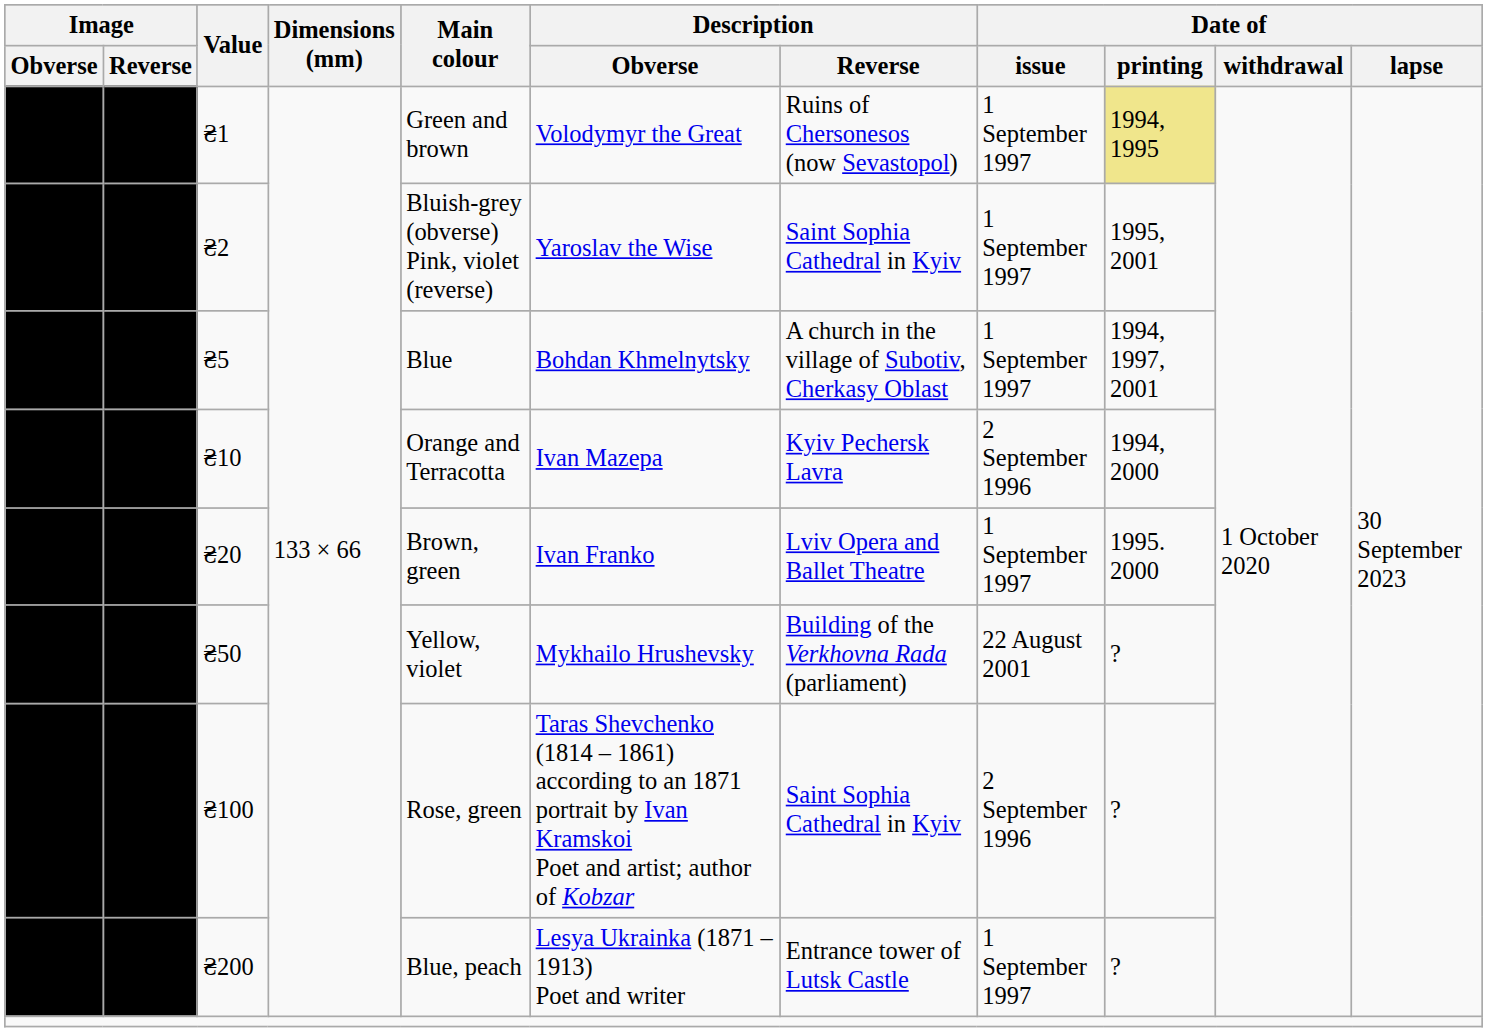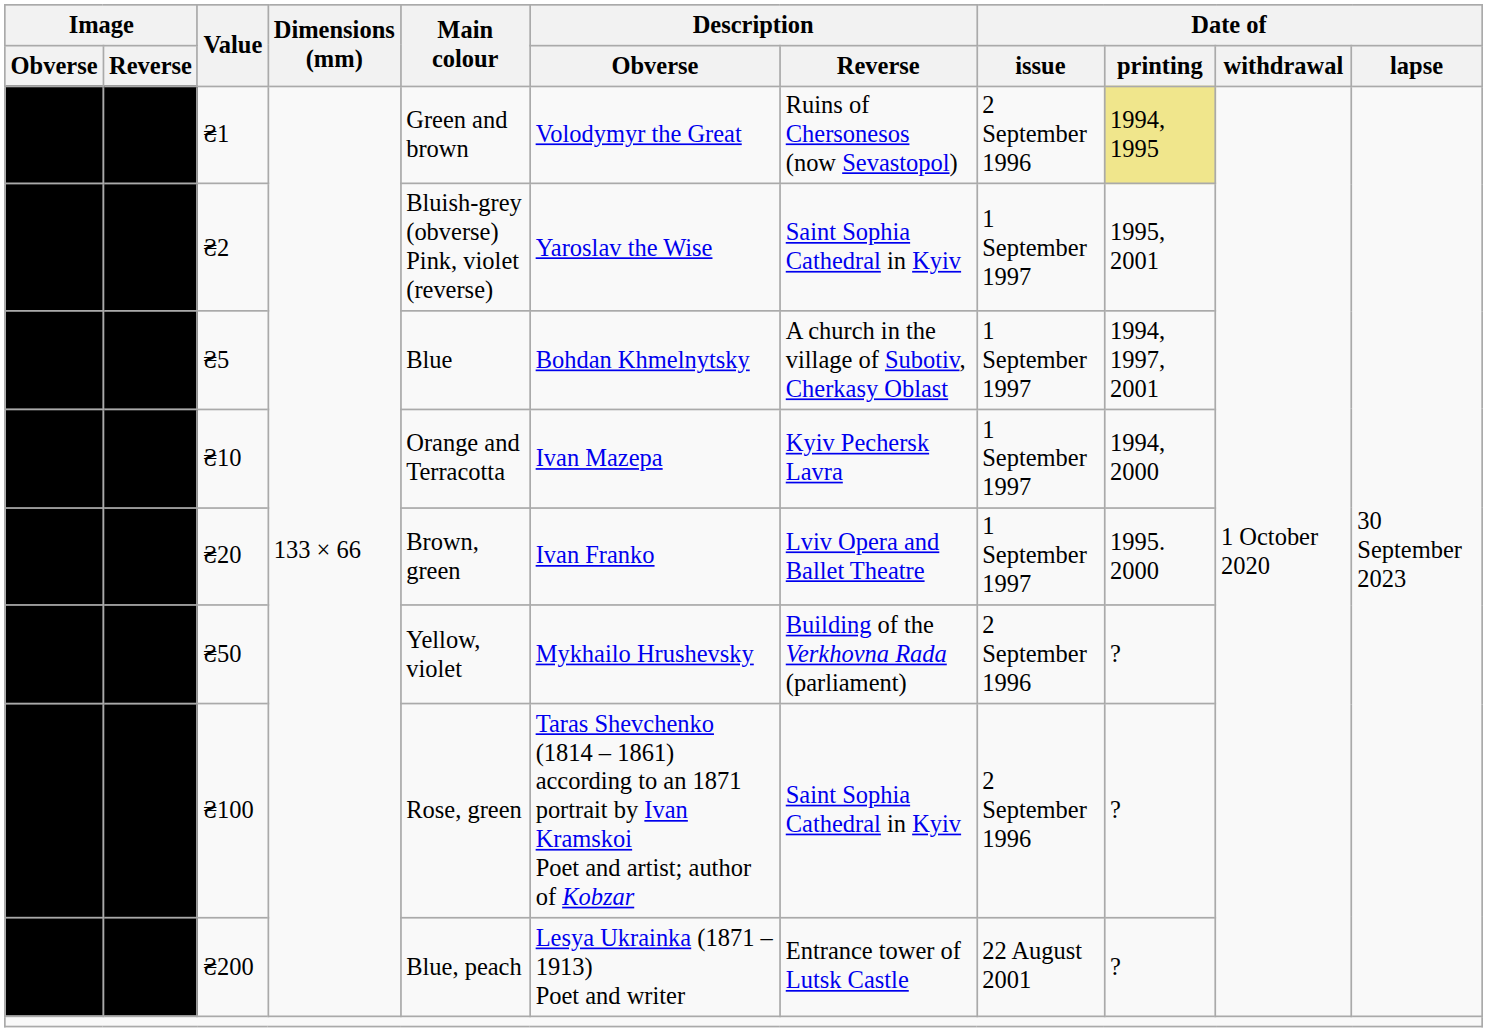(1035, 134) 1 September 1997 -> (1035, 134) 2 September 1996
(1035, 458) 2 September 1996 -> (1035, 458) 1 September 1997
(1032, 654) 22 August 2001 -> (1035, 654) 2 September 1996
(1035, 966) 1 September 1997 -> (1032, 966) 22 August 2001
